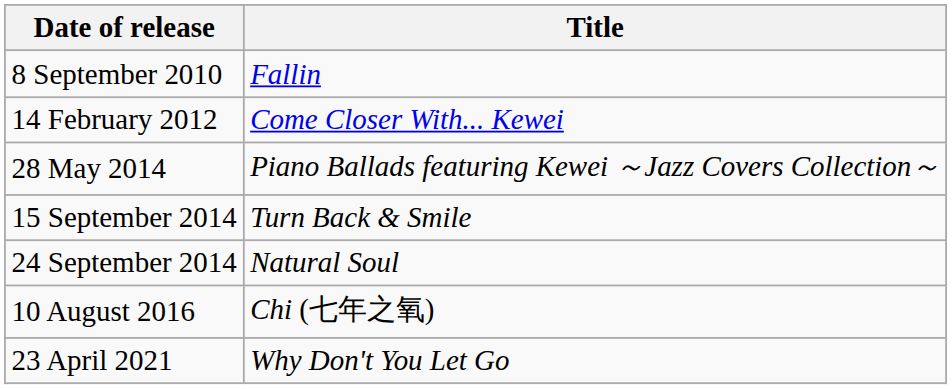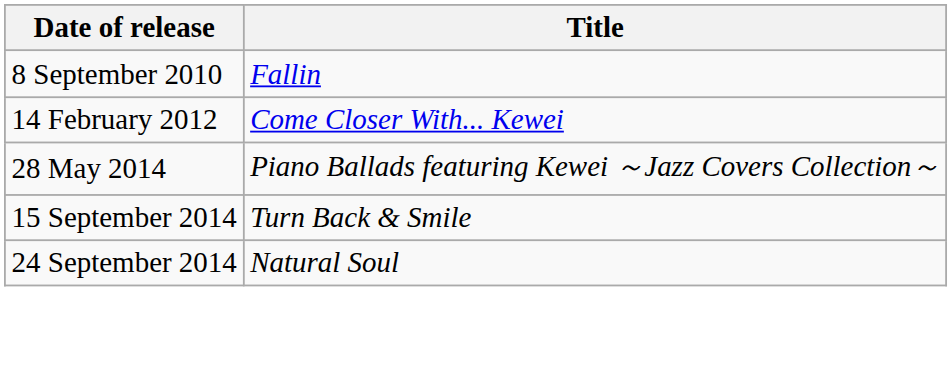- row: (103, 311)
- row: (92, 359)
